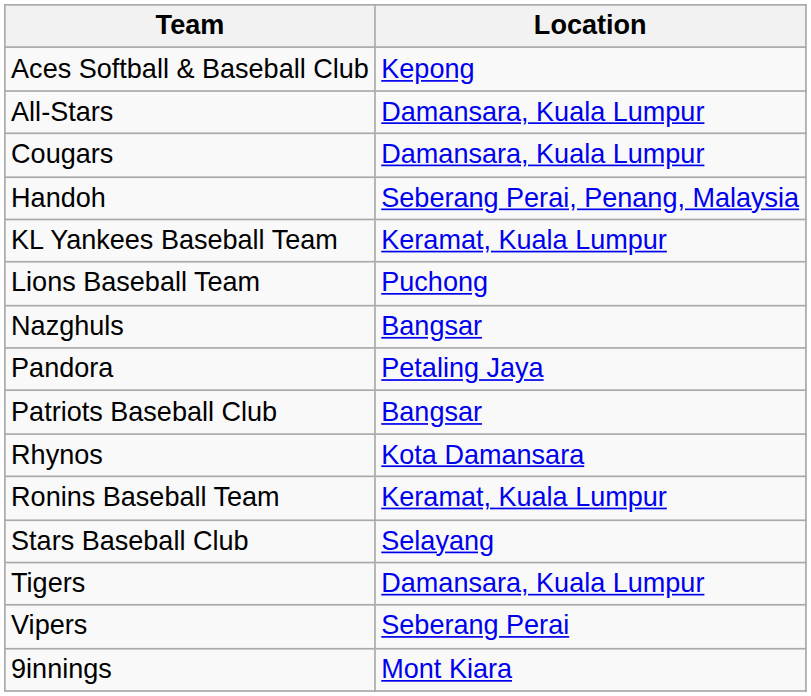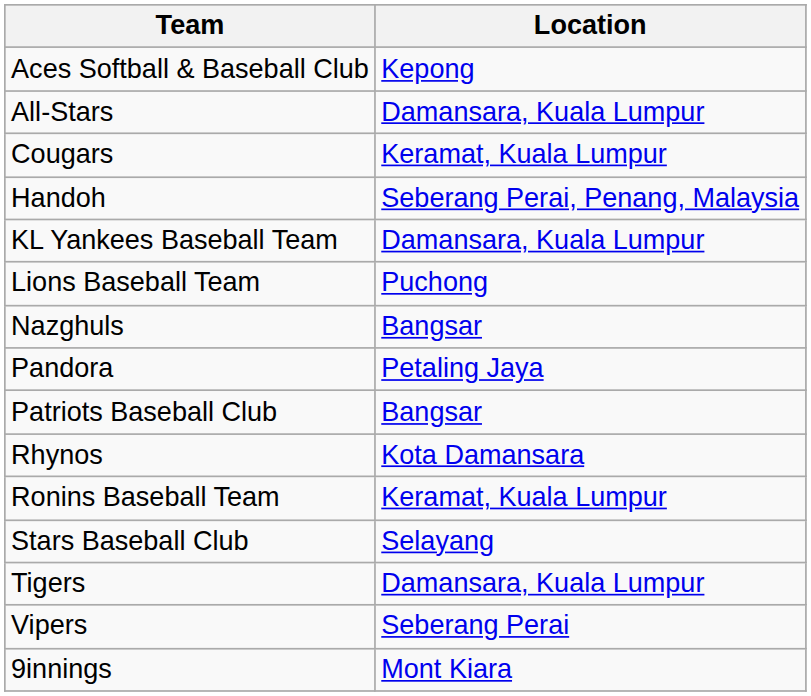(543, 154) Damansara, Kuala Lumpur -> (524, 154) Keramat, Kuala Lumpur
(524, 240) Keramat, Kuala Lumpur -> (543, 240) Damansara, Kuala Lumpur
